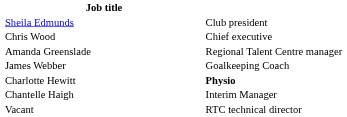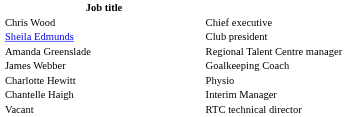rows swapped: (30, 37) <-> (39, 22)
(221, 80) bold -> (220, 80) normal
